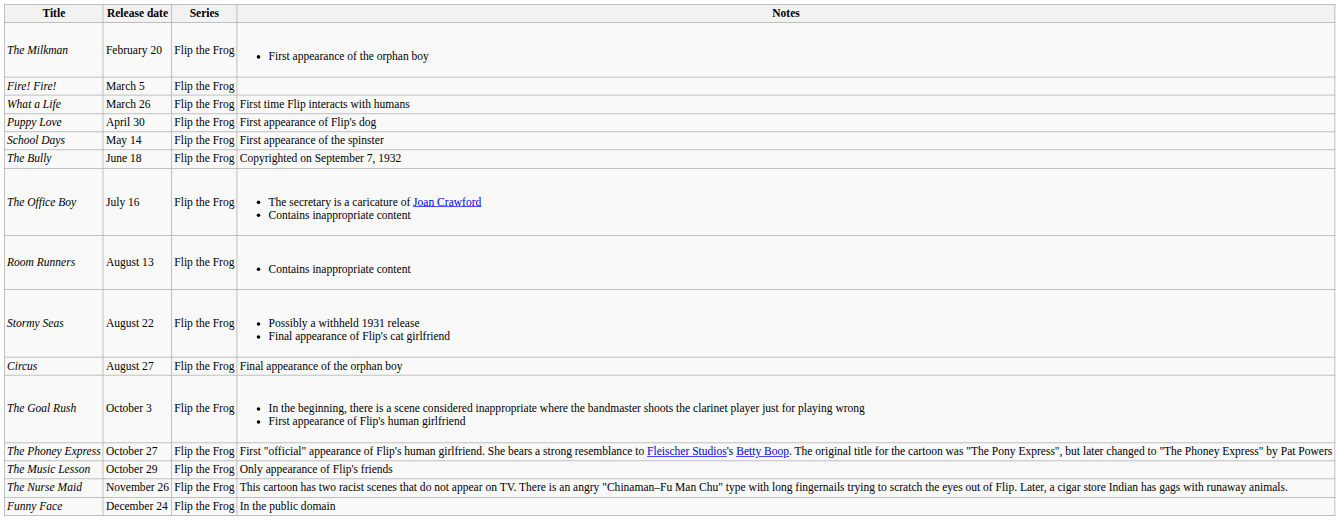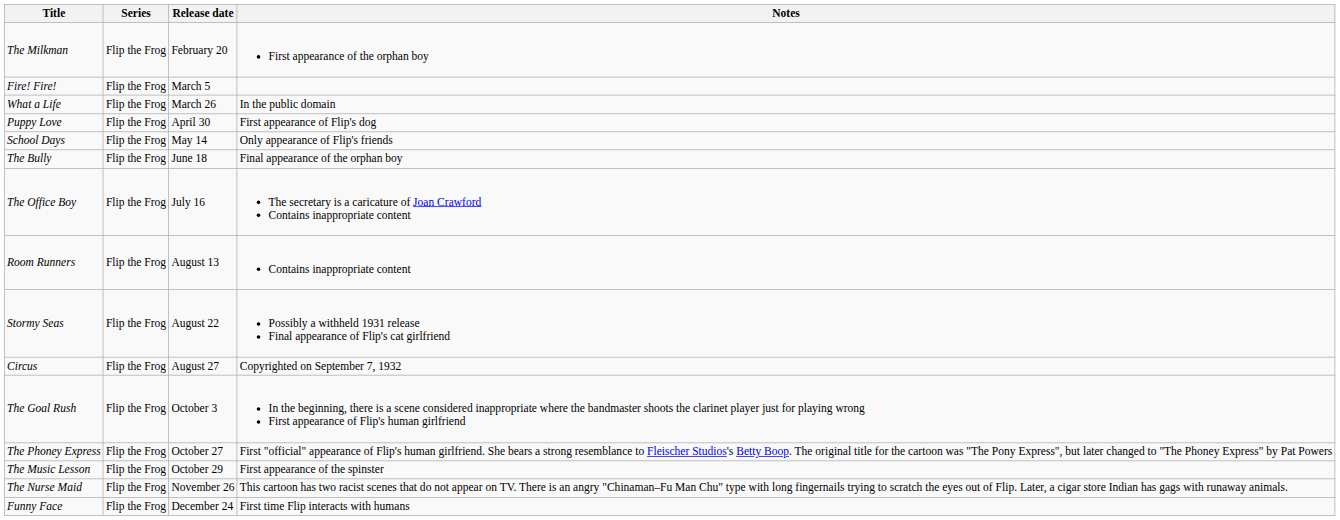columns swapped: (137, 13) <-> (204, 13)
(325, 104) First time Flip interacts with humans -> (288, 104) In the public domain
(312, 140) First appearance of the spinster -> (316, 140) Only appearance of Flip's friends
(321, 159) Copyrighted on September 7, 1932 -> (321, 159) Final appearance of the orphan boy
(321, 366) Final appearance of the orphan boy -> (321, 366) Copyrighted on September 7, 1932
(316, 470) Only appearance of Flip's friends -> (312, 470) First appearance of the spinster
(288, 506) In the public domain -> (325, 506) First time Flip interacts with humans
